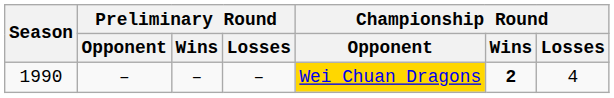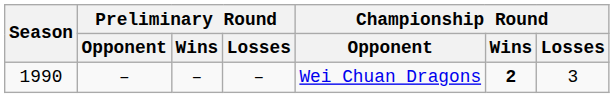(390, 77) gold background -> (390, 77) no background
(573, 77) 4 -> (573, 77) 3
